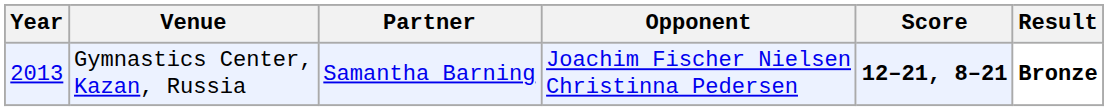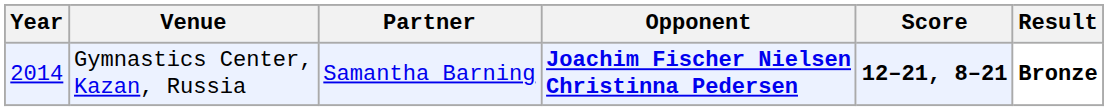(37, 74) 2013 -> (37, 74) 2014
(699, 74) normal -> (699, 74) bold
